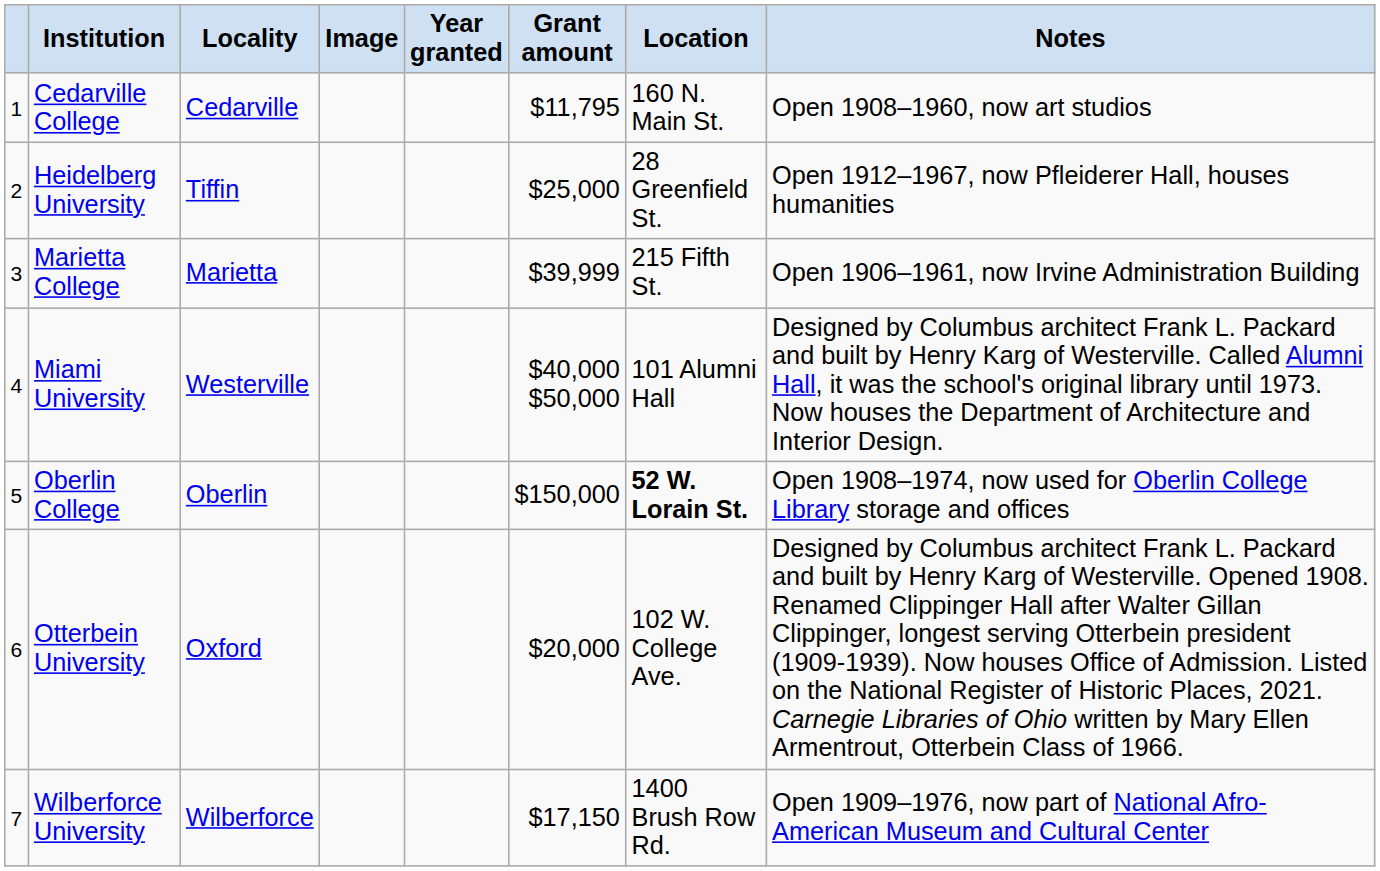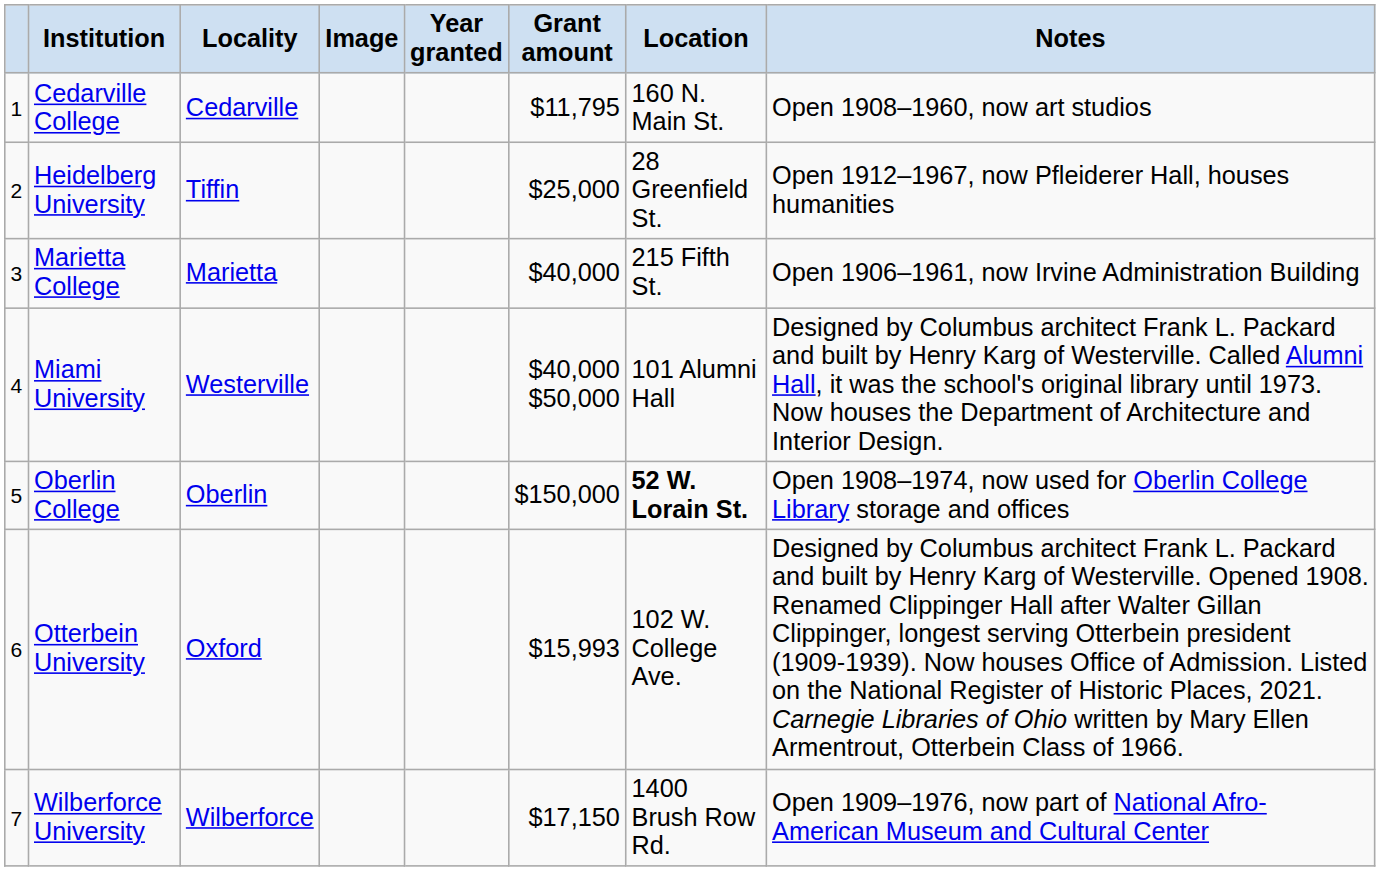(574, 272) $39,999 -> (574, 272) $40,000
(574, 649) $20,000 -> (574, 649) $15,993
